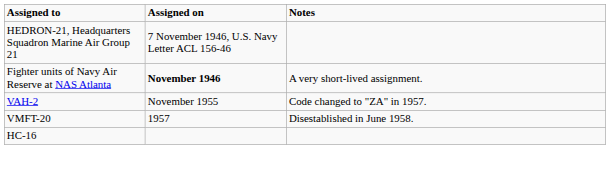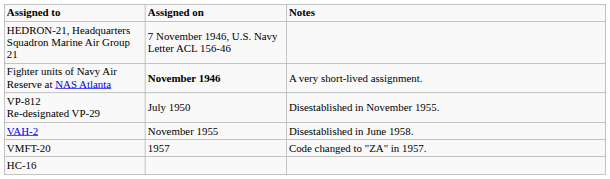+ row: (53, 107)
(358, 101) Code changed to "ZA" in 1957. -> (351, 131) Disestablished in June 1958.
(351, 118) Disestablished in June 1958. -> (358, 148) Code changed to "ZA" in 1957.
